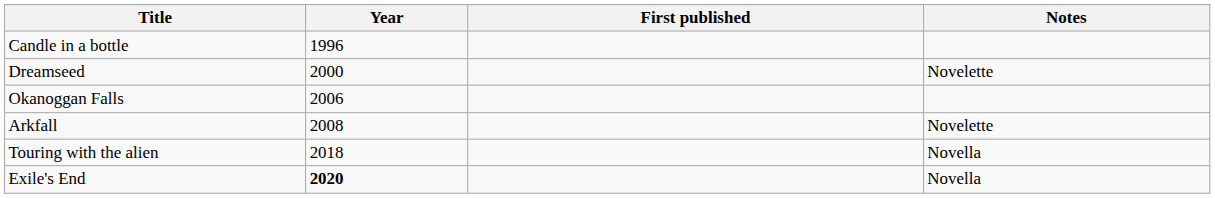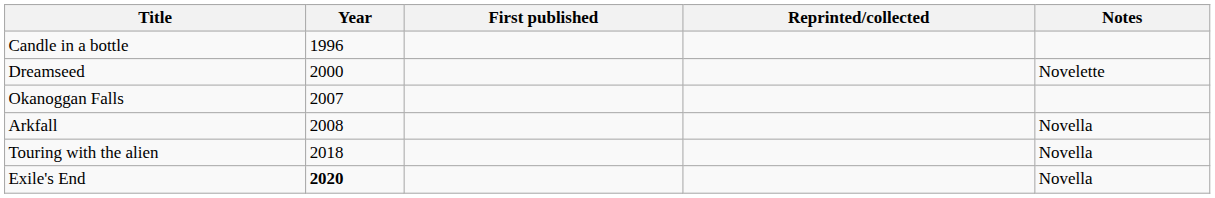+ column: (859, 17)
(327, 98) 2006 -> (327, 98) 2007
(960, 125) Novelette -> (1066, 125) Novella
